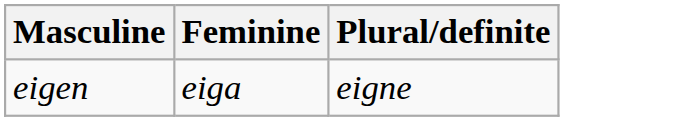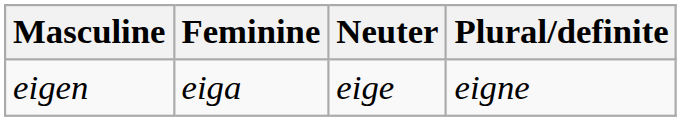+ column: (387, 32)
